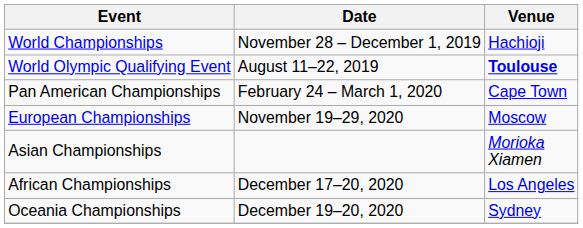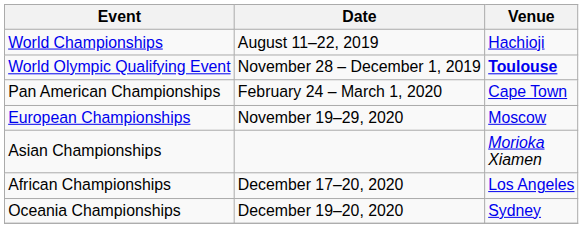(359, 42) November 28 – December 1, 2019 -> (308, 42) August 11–22, 2019
(308, 67) August 11–22, 2019 -> (359, 67) November 28 – December 1, 2019
